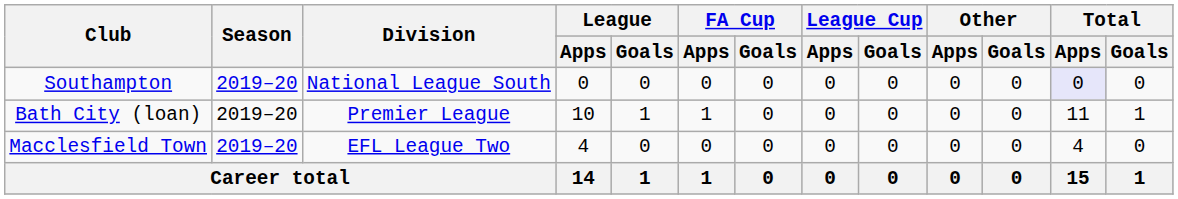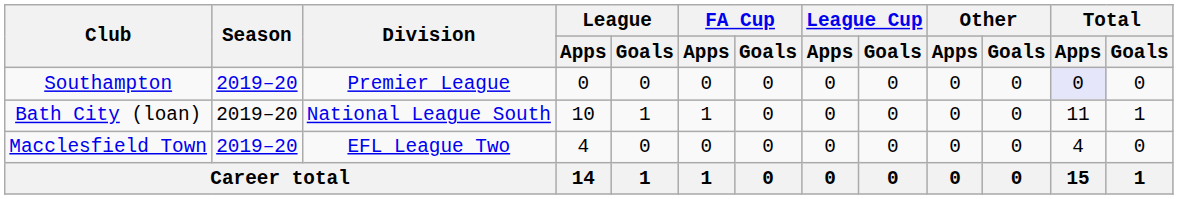(429, 84) National League South -> (429, 84) Premier League
(429, 115) Premier League -> (429, 115) National League South
